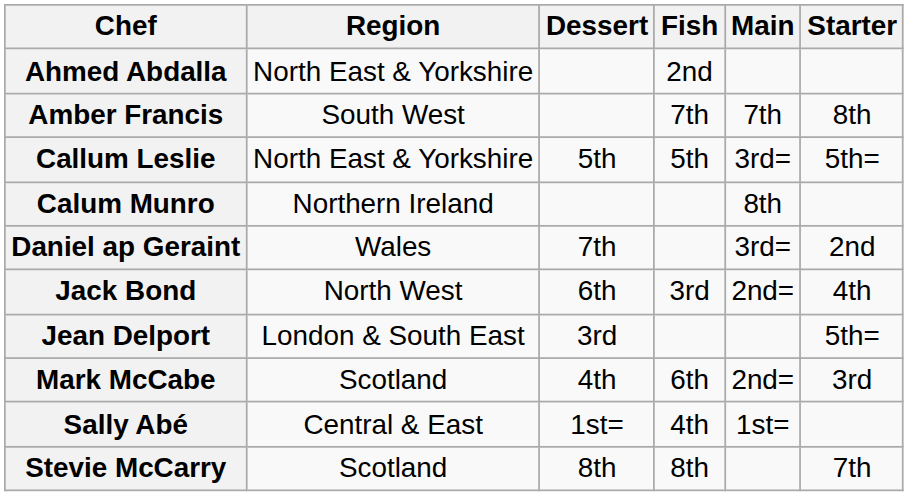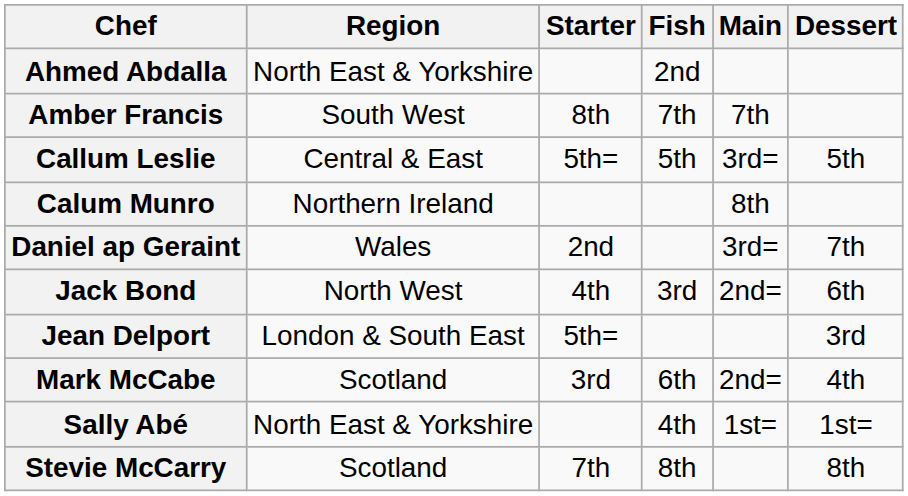columns swapped: (852, 26) <-> (597, 26)
(393, 159) North East & Yorkshire -> (393, 159) Central & East
(393, 423) Central & East -> (393, 423) North East & Yorkshire
